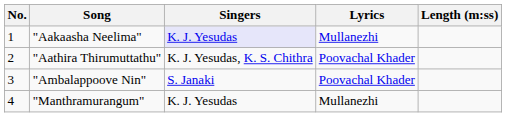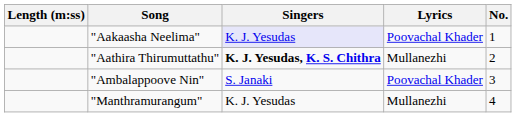columns swapped: (17, 15) <-> (460, 15)
(349, 37) Mullanezhi -> (435, 37) Poovachal Khader
(240, 58) normal -> (303, 58) bold
(367, 58) Poovachal Khader -> (417, 58) Mullanezhi
